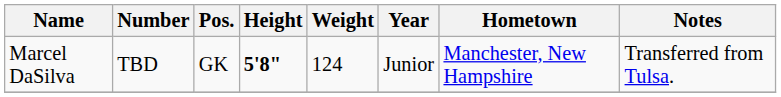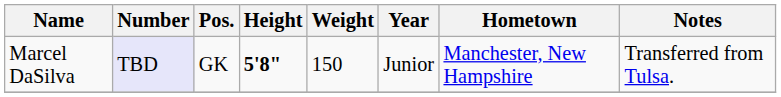(138, 64) no background -> (138, 64) lavender background
(327, 64) 124 -> (327, 64) 150
